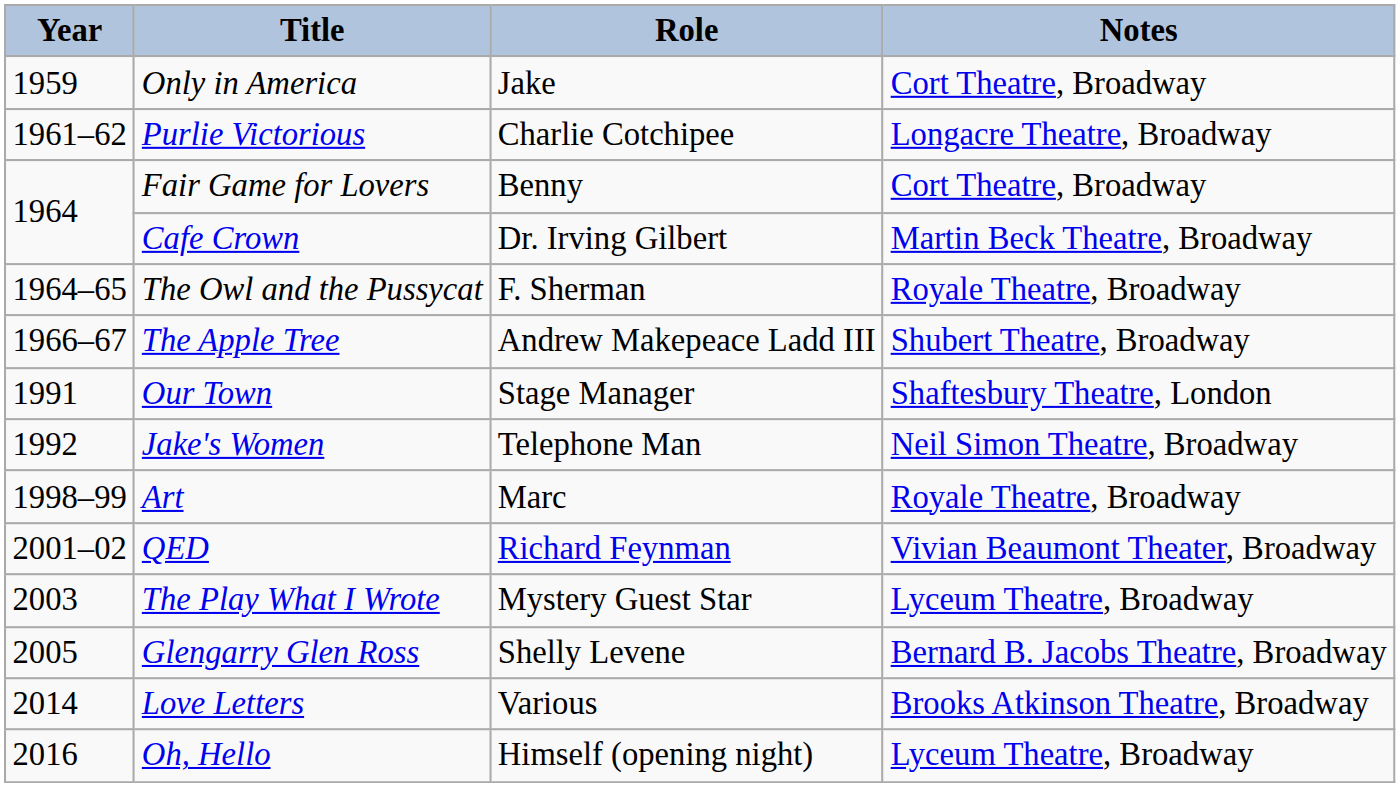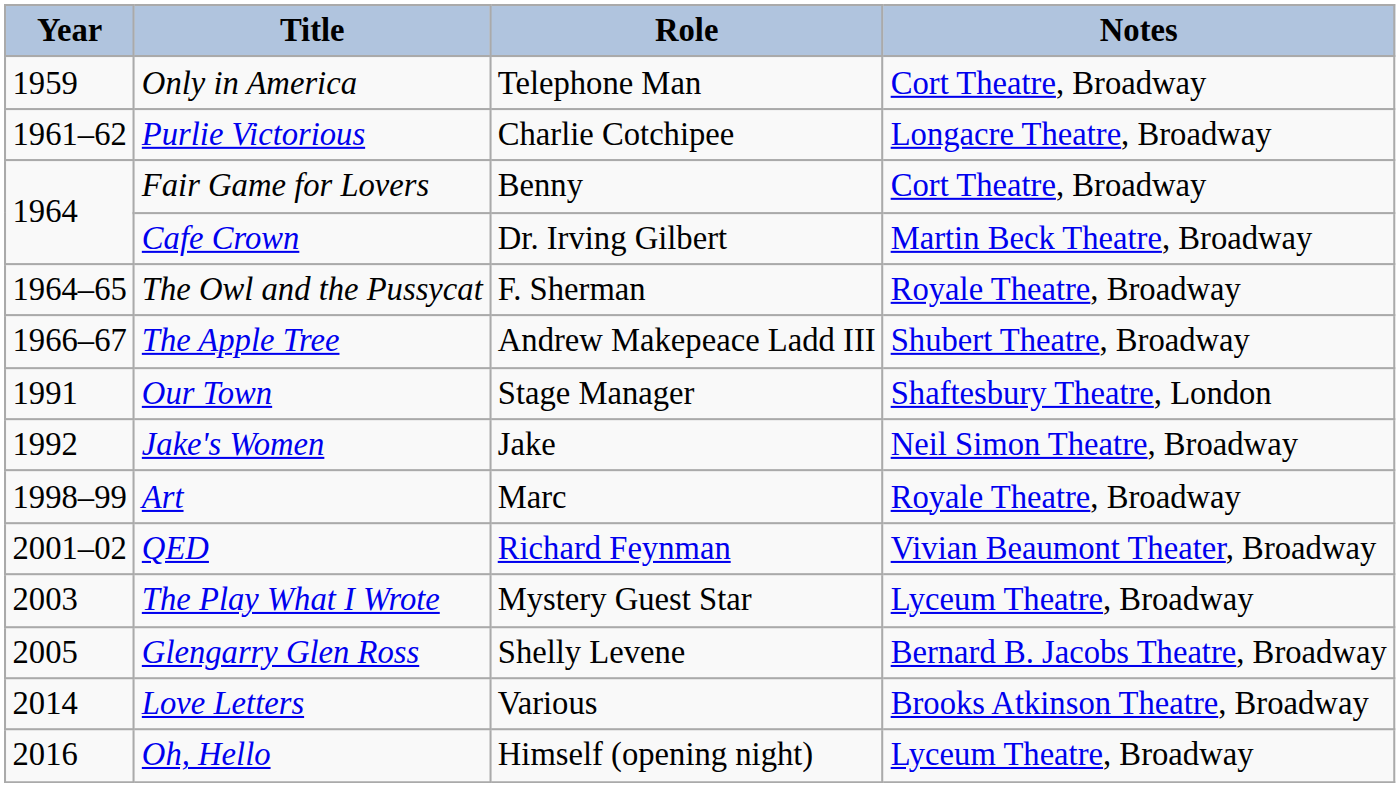(527, 82) Jake -> (599, 82) Telephone Man
(599, 444) Telephone Man -> (527, 444) Jake
